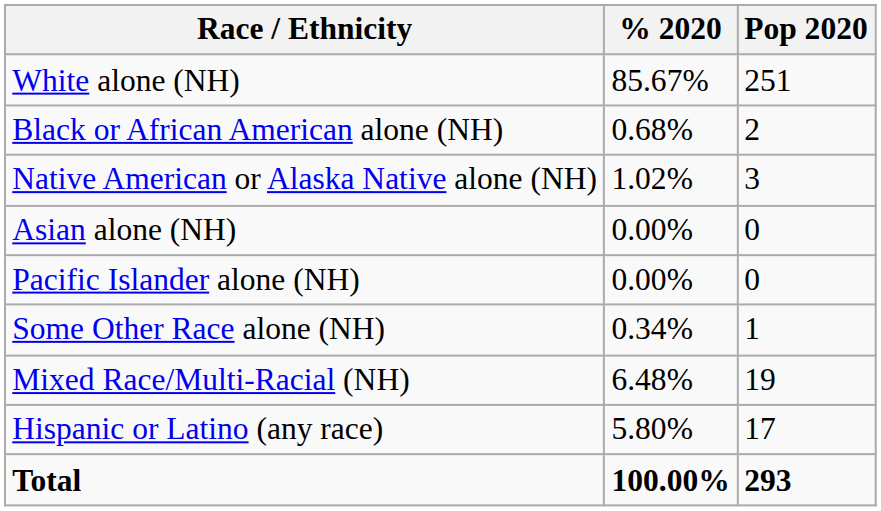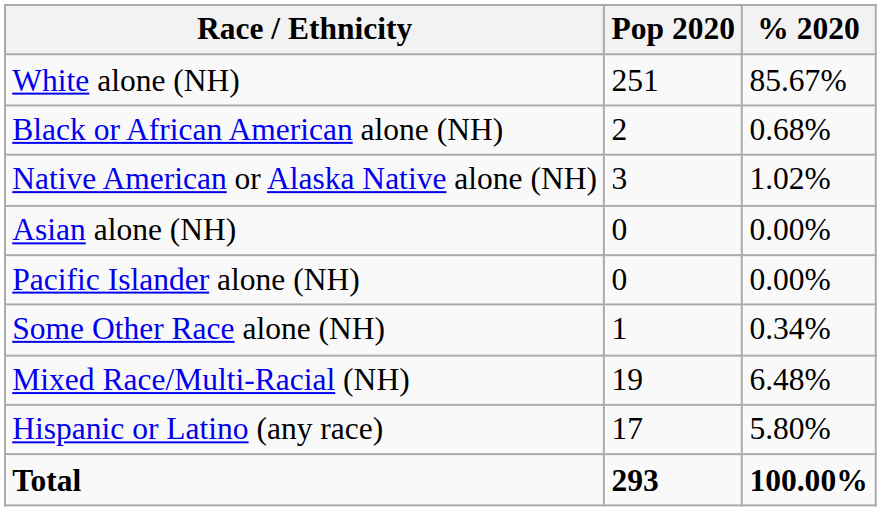columns swapped: (806, 29) <-> (671, 29)
